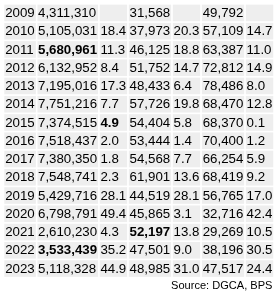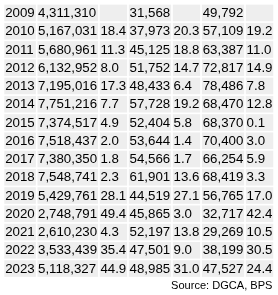(68, 31) 5,105,031 -> (68, 31) 5,167,031
(260, 31) 14.7 -> (260, 31) 19.2
(68, 49) bold -> (68, 49) normal
(150, 49) 46,125 -> (150, 49) 45,125
(110, 67) 8.4 -> (110, 67) 8.0
(223, 67) 72,812 -> (223, 67) 72,817
(256, 86) 8.0 -> (256, 86) 7.8
(150, 104) 57,726 -> (150, 104) 57,728
(186, 104) 19.8 -> (186, 104) 19.2
(68, 122) 7,374,515 -> (68, 122) 7,374,517
(110, 122) bold -> (110, 122) normal
(150, 122) 54,404 -> (150, 122) 52,404
(150, 140) 53,444 -> (150, 140) 53,644
(256, 140) 1.2 -> (256, 140) 3.0
(150, 159) 54,568 -> (150, 159) 54,566
(183, 159) 7.7 -> (183, 159) 1.7
(256, 177) 9.2 -> (256, 177) 3.3
(68, 195) 5,429,716 -> (68, 195) 5,429,761
(186, 195) 28.1 -> (186, 195) 27.1
(68, 213) 6,798,791 -> (68, 213) 2,748,791
(183, 213) 3.1 -> (183, 213) 3.0
(223, 213) 32,716 -> (223, 213) 32,717
(150, 232) bold -> (150, 232) normal
(68, 250) bold -> (68, 250) normal
(113, 250) 35.2 -> (113, 250) 35.4
(223, 250) 38,196 -> (223, 250) 38,199
(67, 268) 5,118,328 -> (67, 268) 5,118,327
(223, 268) 47,517 -> (223, 268) 47,527
